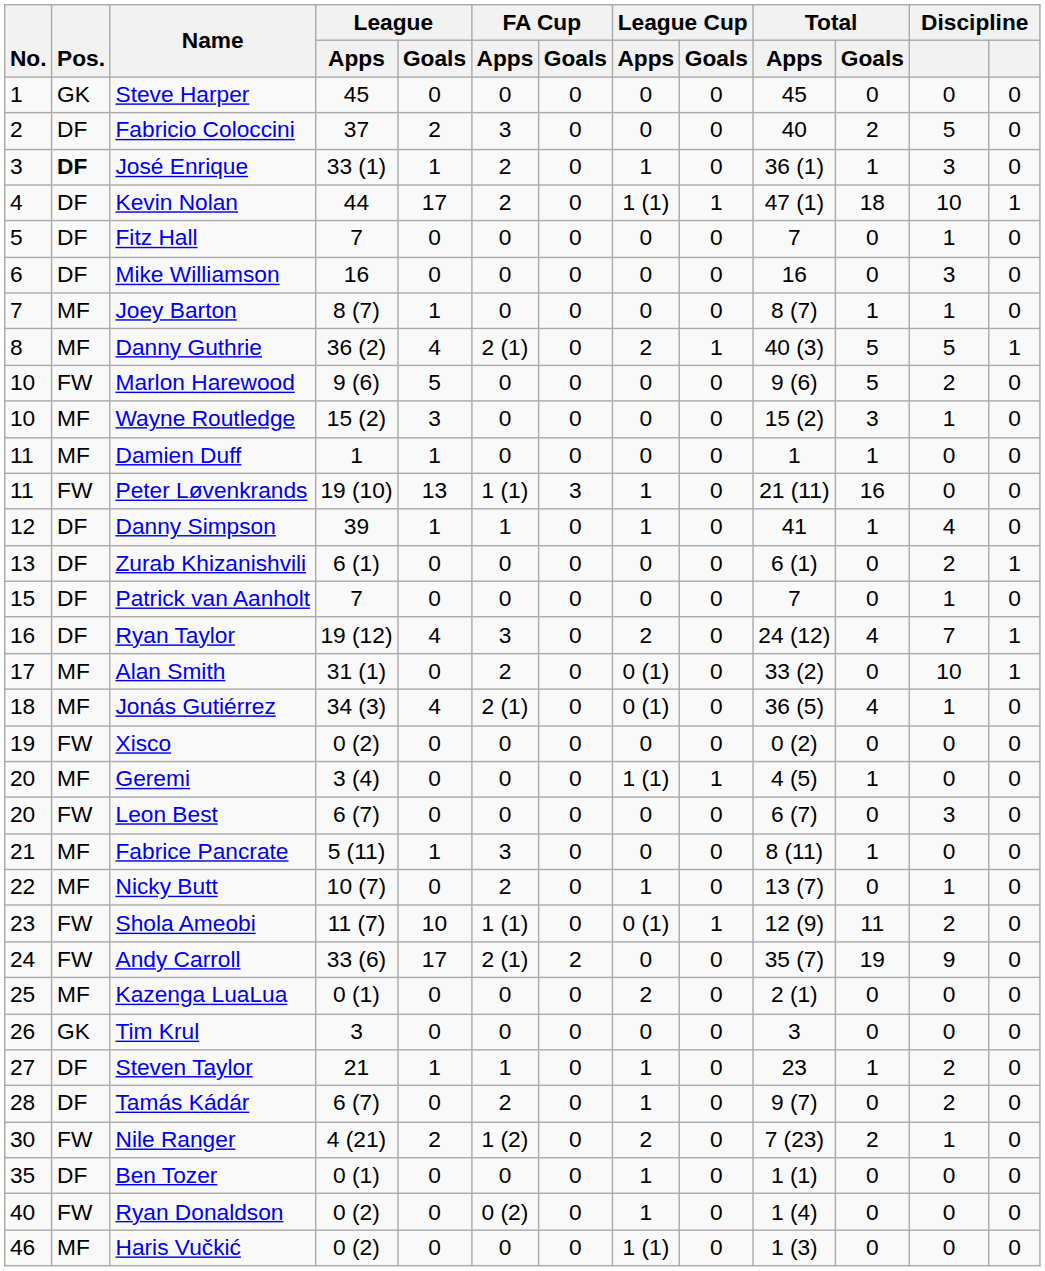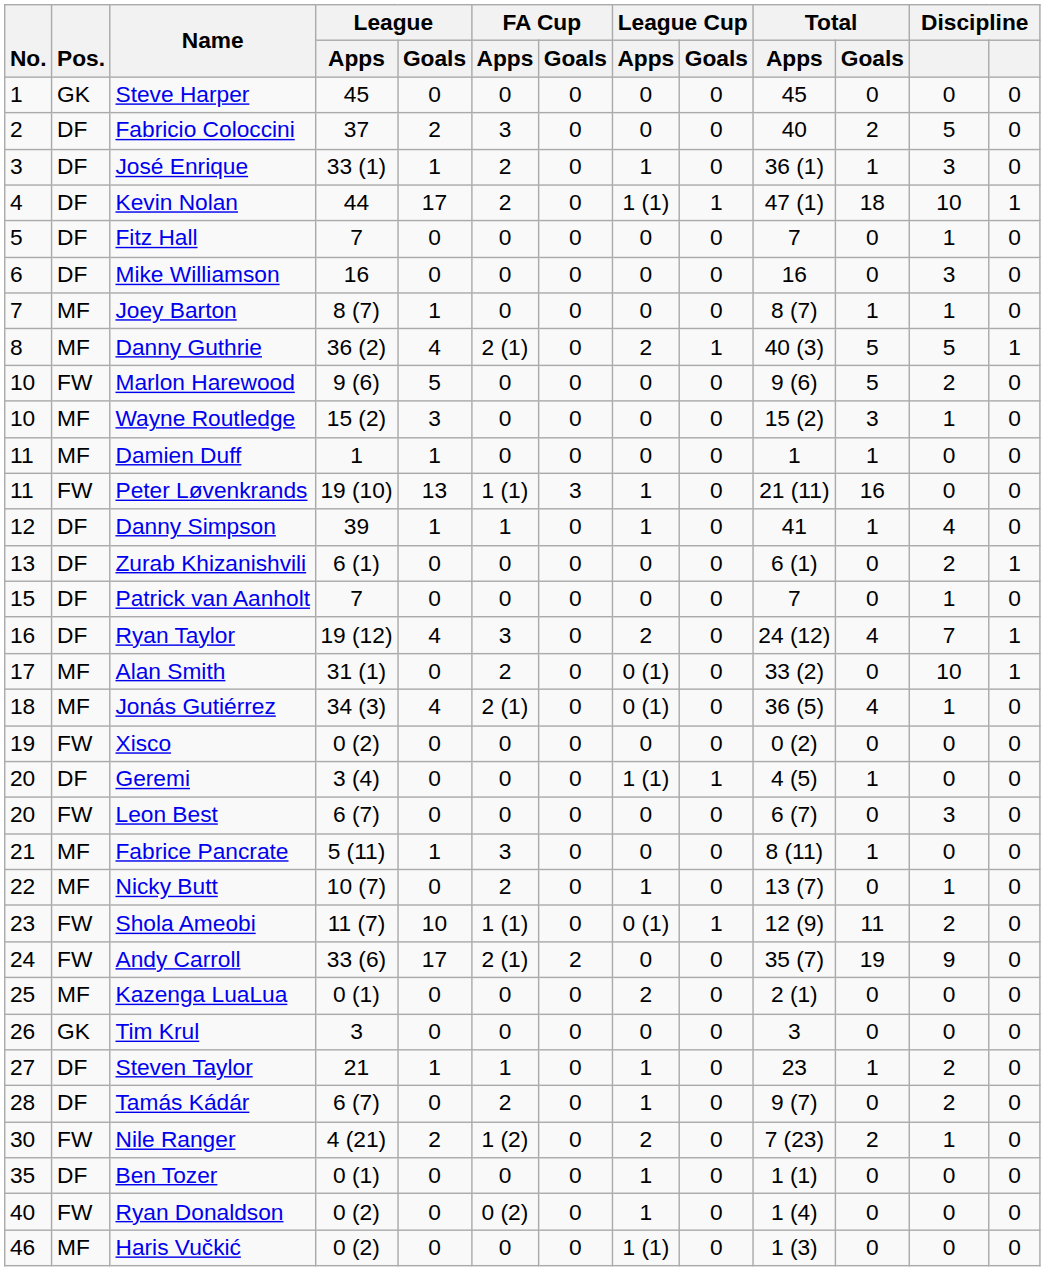(72, 166) bold -> (72, 166) normal
(73, 779) MF -> (72, 779) DF
